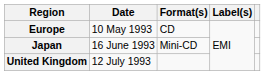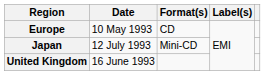(123, 45) 16 June 1993 -> (121, 45) 12 July 1993
(121, 62) 12 July 1993 -> (123, 62) 16 June 1993
